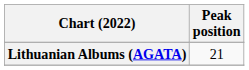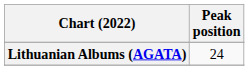(217, 53) 21 -> (217, 53) 24
